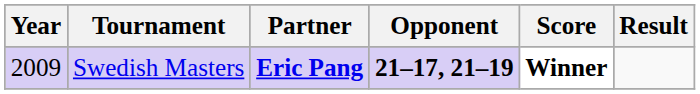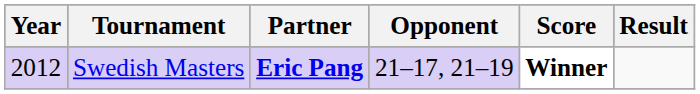(36, 67) 2009 -> (36, 67) 2012
(444, 67) bold -> (444, 67) normal
